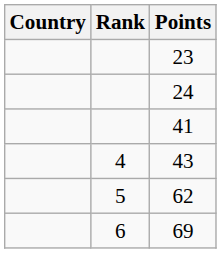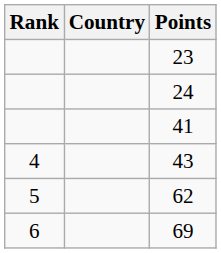columns swapped: (120, 22) <-> (48, 22)
